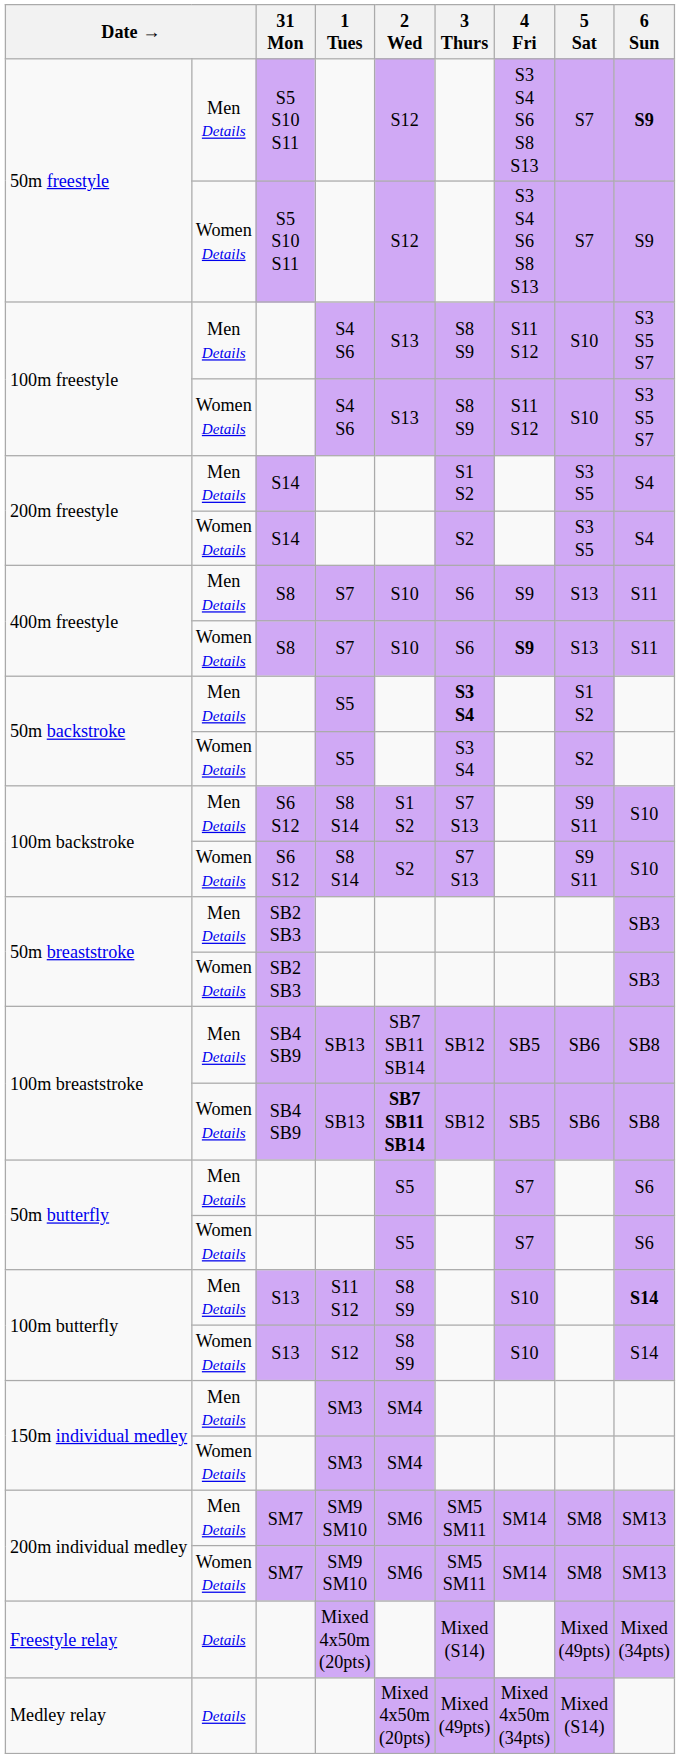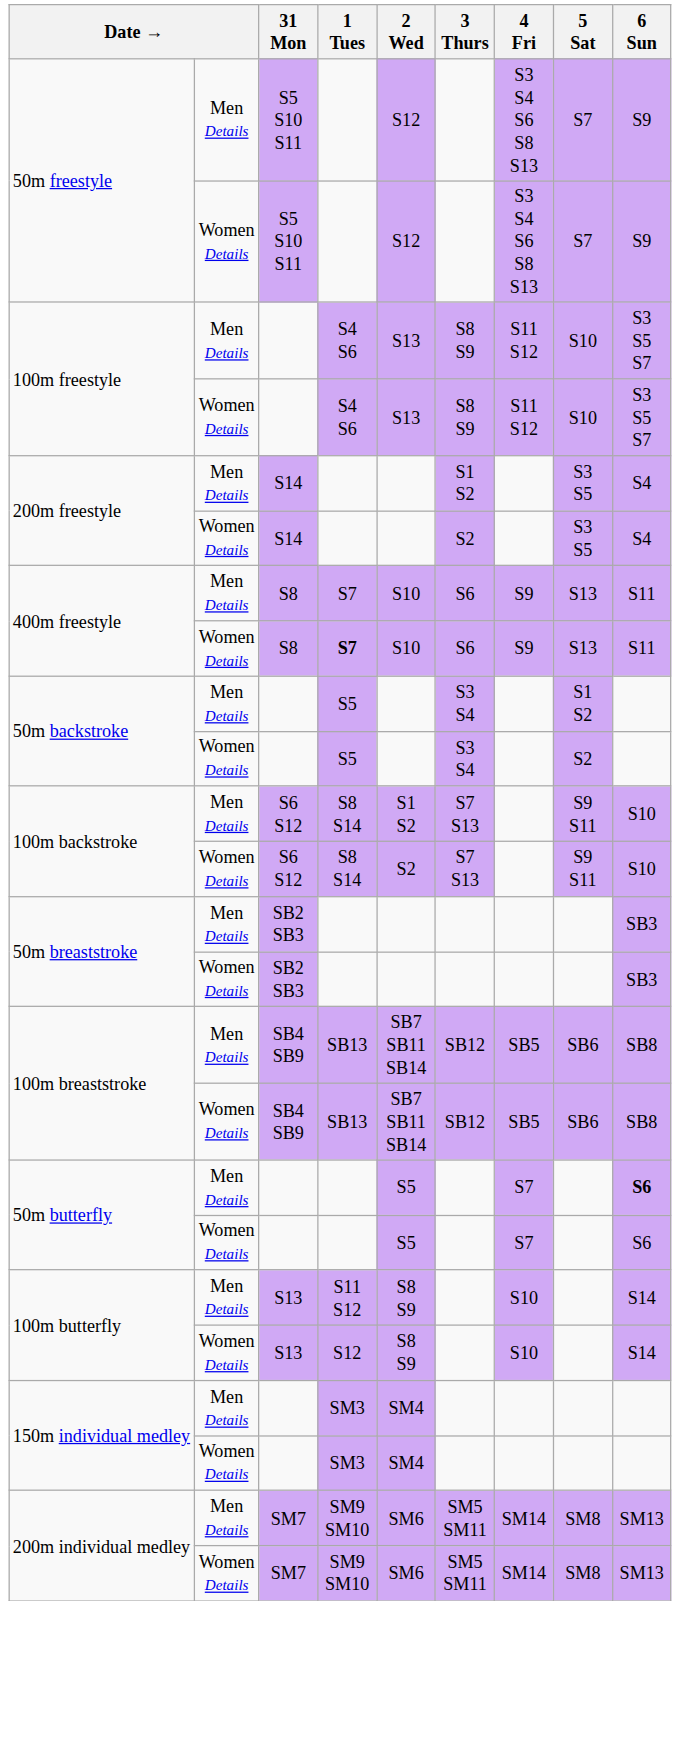(644, 119) bold -> (642, 119) normal
(345, 648) normal -> (347, 648) bold
(524, 648) bold -> (524, 648) normal
(465, 703) bold -> (465, 703) normal
(405, 1121) bold -> (406, 1121) normal
(644, 1187) normal -> (642, 1187) bold
(644, 1298) bold -> (642, 1298) normal
- row: (64, 1639)
- row: (58, 1716)
